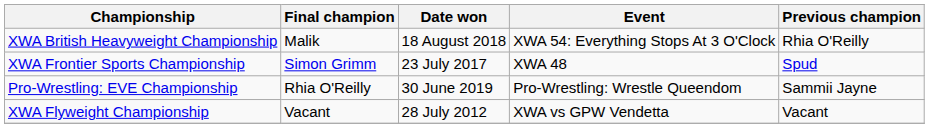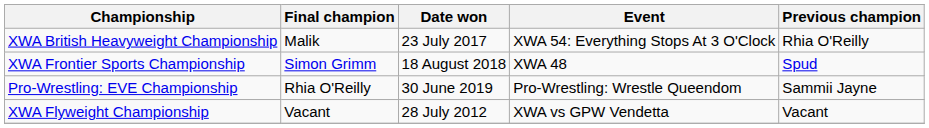(454, 40) 18 August 2018 -> (444, 40) 23 July 2017
(444, 64) 23 July 2017 -> (454, 64) 18 August 2018
